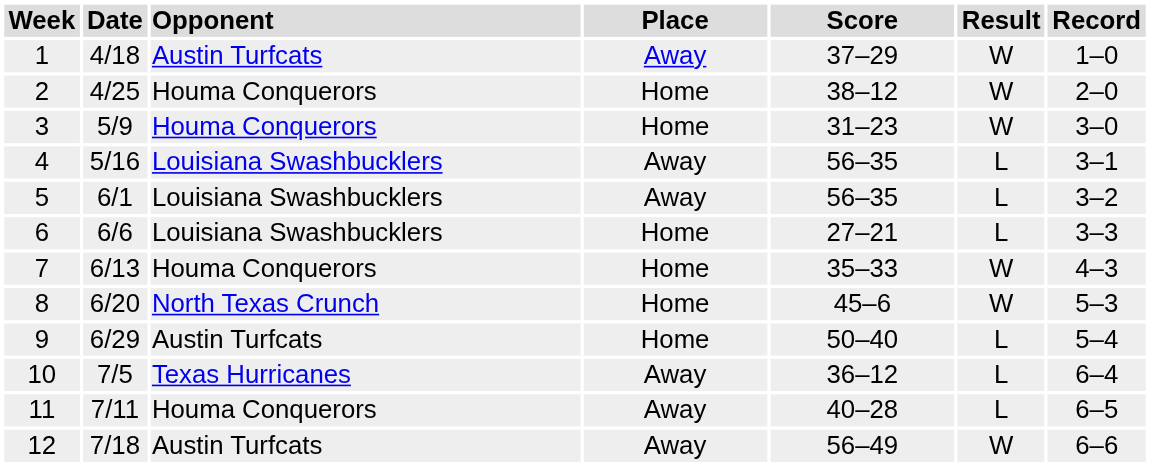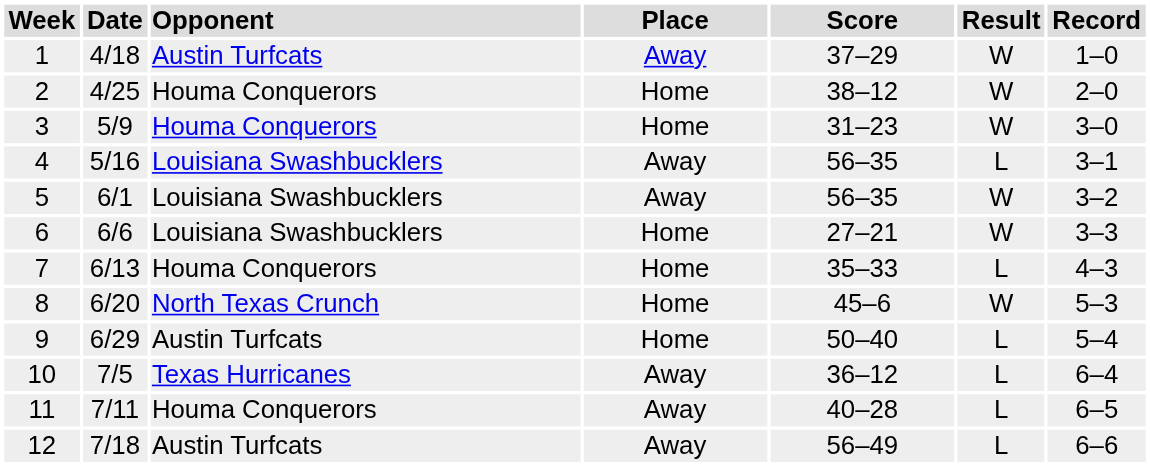(1001, 197) L -> (1001, 197) W
(1001, 232) L -> (1001, 232) W
(1001, 268) W -> (1001, 268) L
(1001, 445) W -> (1001, 445) L
